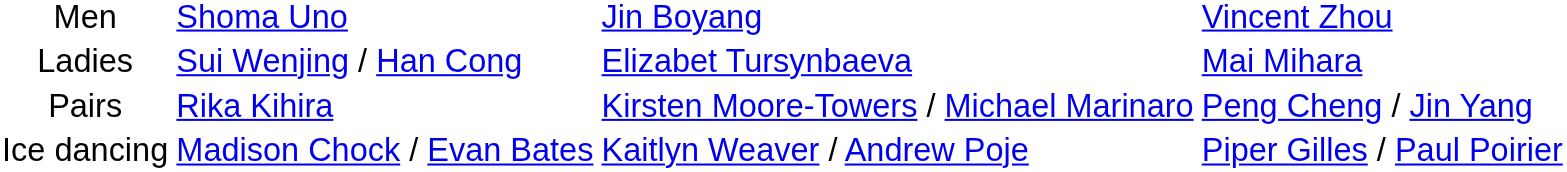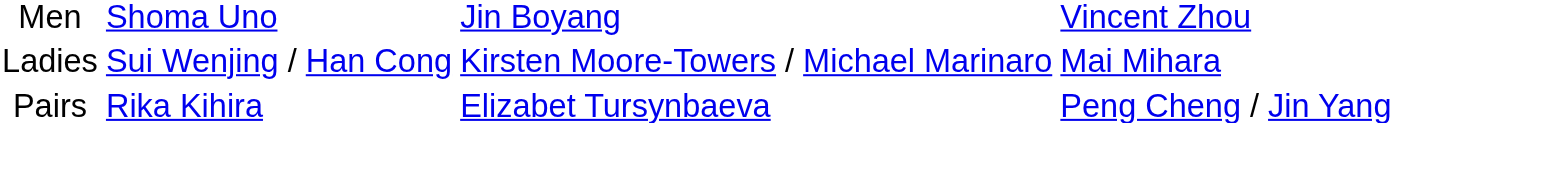(757, 61) Elizabet Tursynbaeva -> (756, 61) Kirsten Moore-Towers / Michael Marinaro
(898, 106) Kirsten Moore-Towers / Michael Marinaro -> (615, 106) Elizabet Tursynbaeva
- row: (85, 150)
